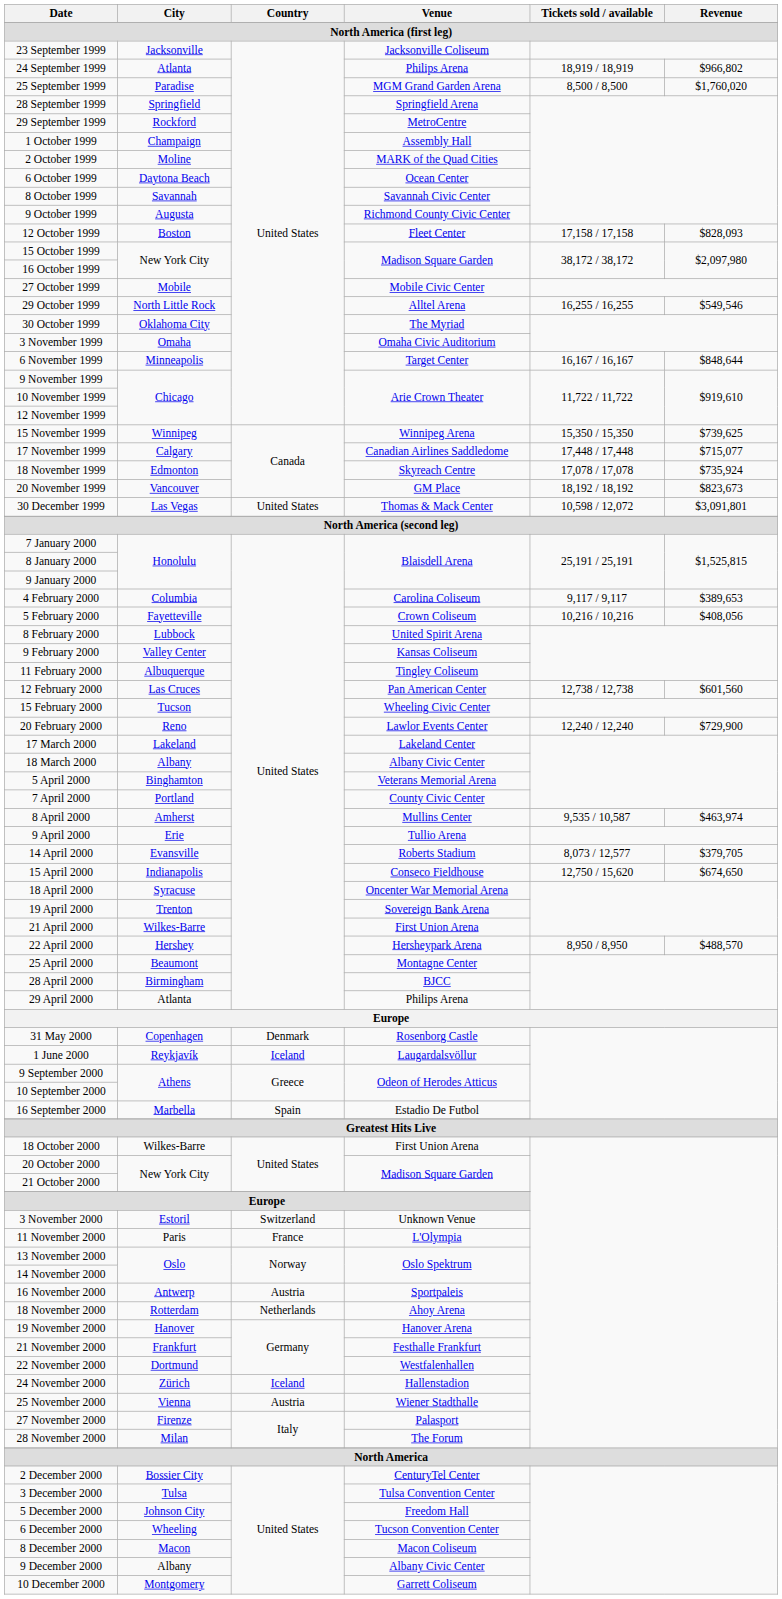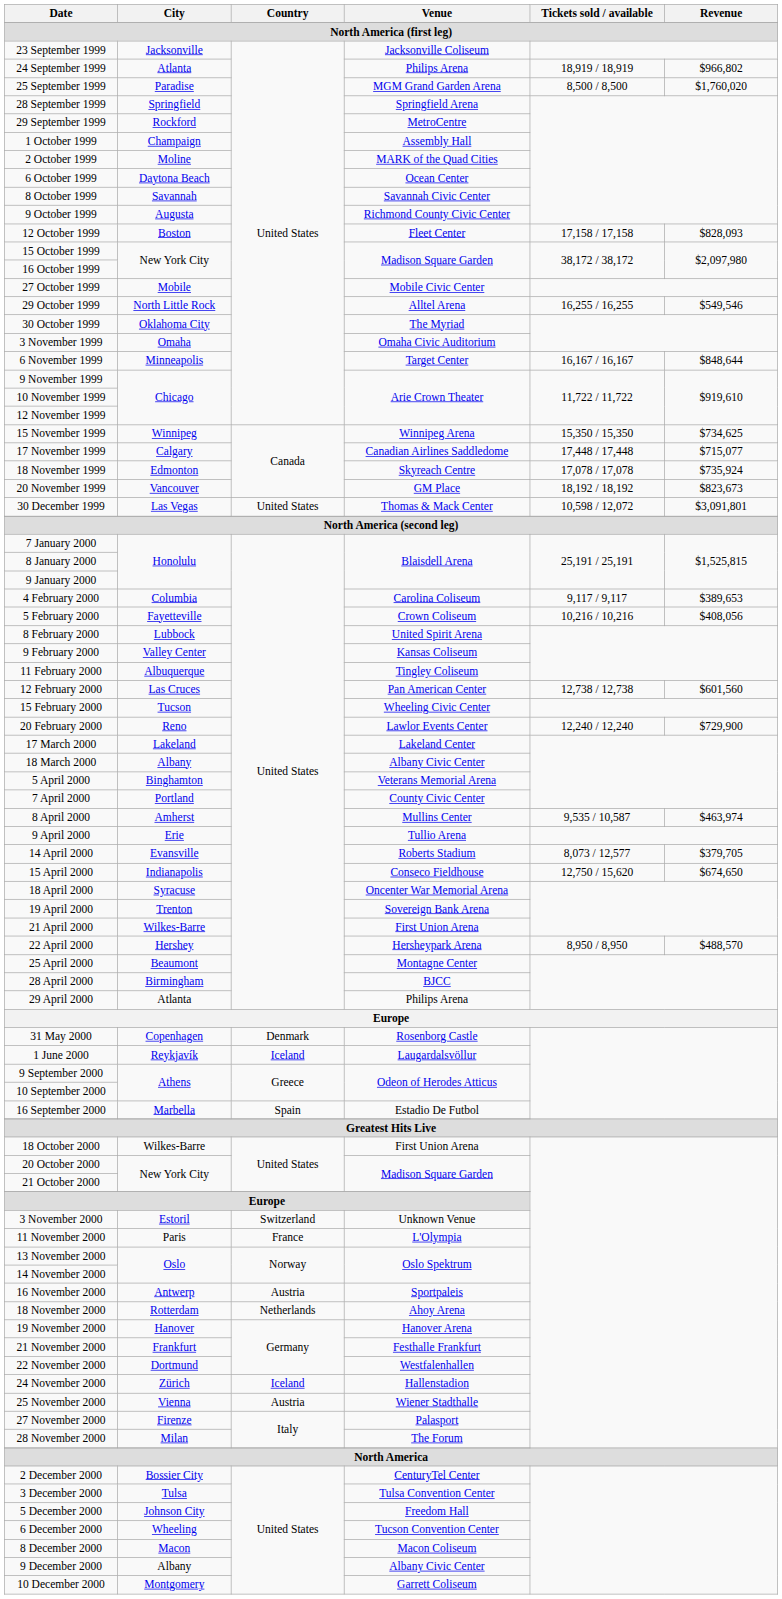(721, 433) $739,625 -> (721, 433) $734,625
